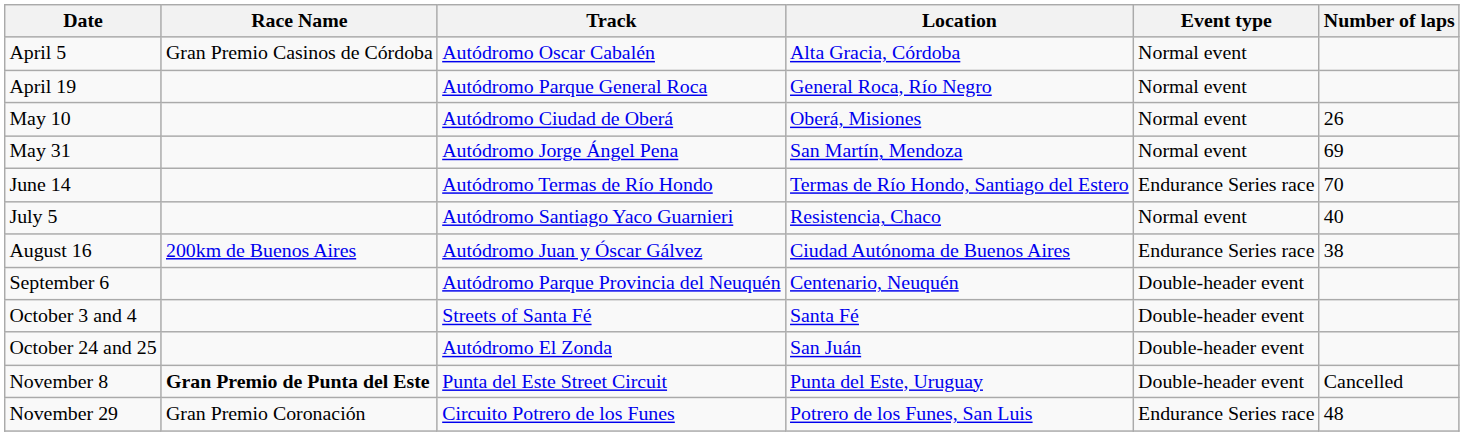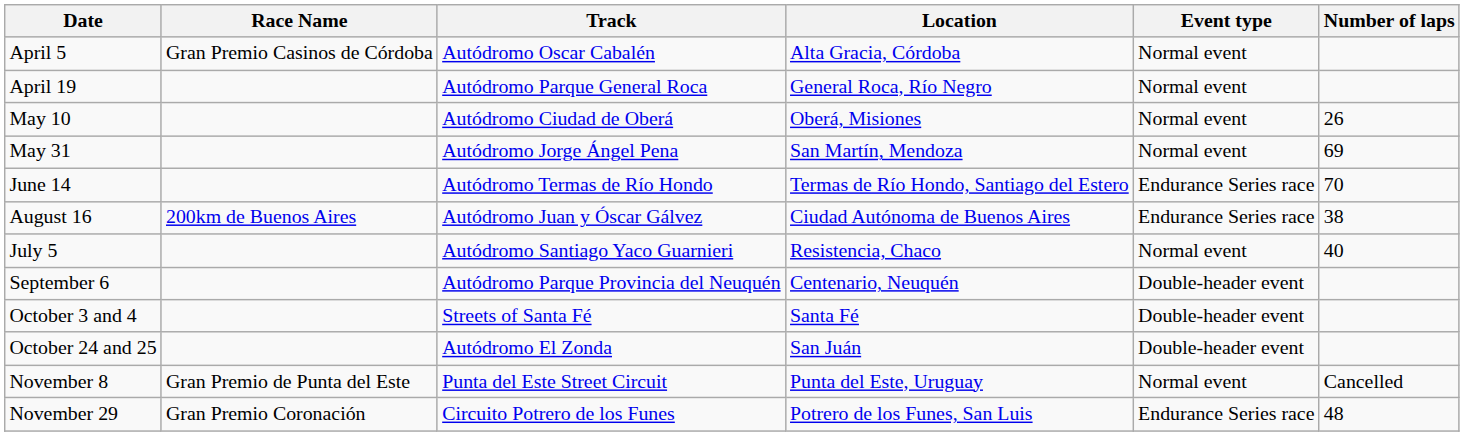rows swapped: (33, 217) <-> (51, 249)
(298, 380) bold -> (288, 380) normal
(1221, 380) Double-header event -> (1192, 380) Normal event
